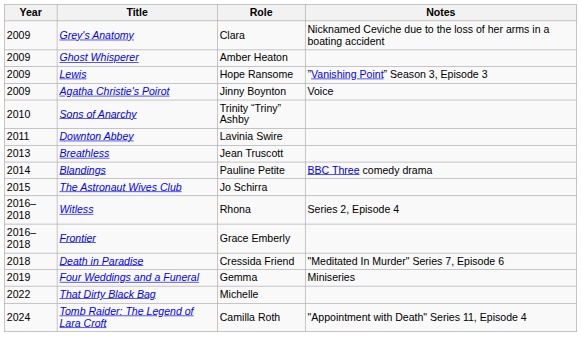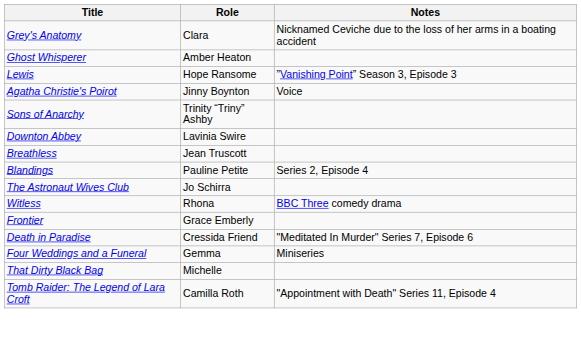- column: (31, 12)
(370, 170) BBC Three comedy drama -> (322, 170) Series 2, Episode 4
(353, 210) Series 2, Episode 4 -> (339, 204) BBC Three comedy drama
